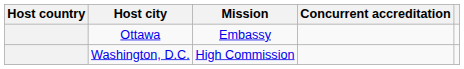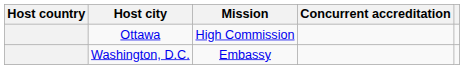(245, 34) Embassy -> (245, 34) High Commission
(245, 54) High Commission -> (245, 54) Embassy
